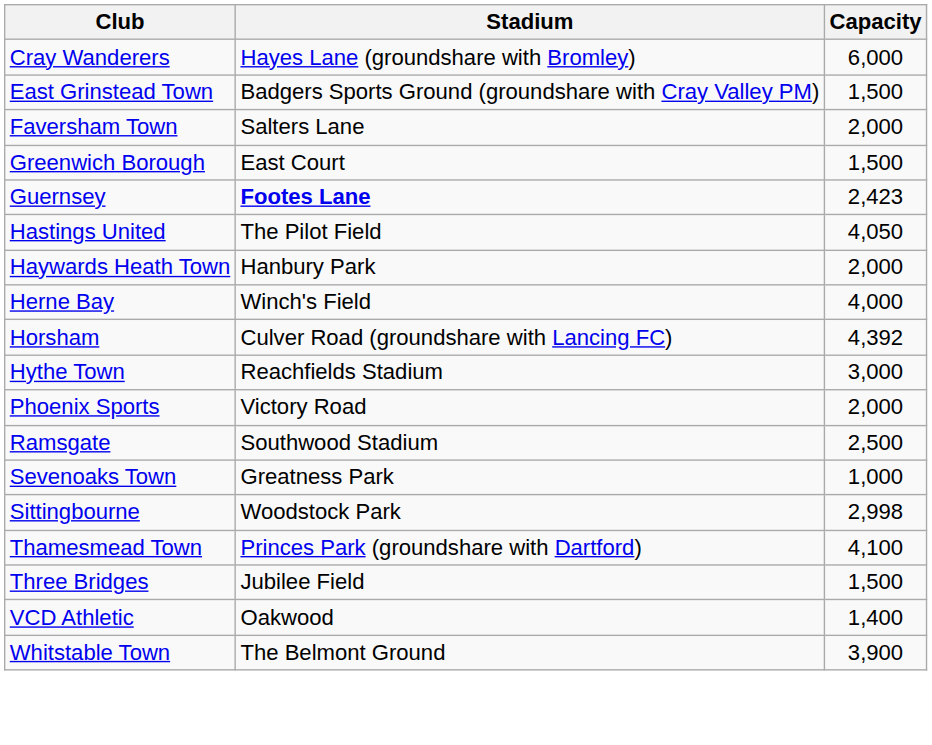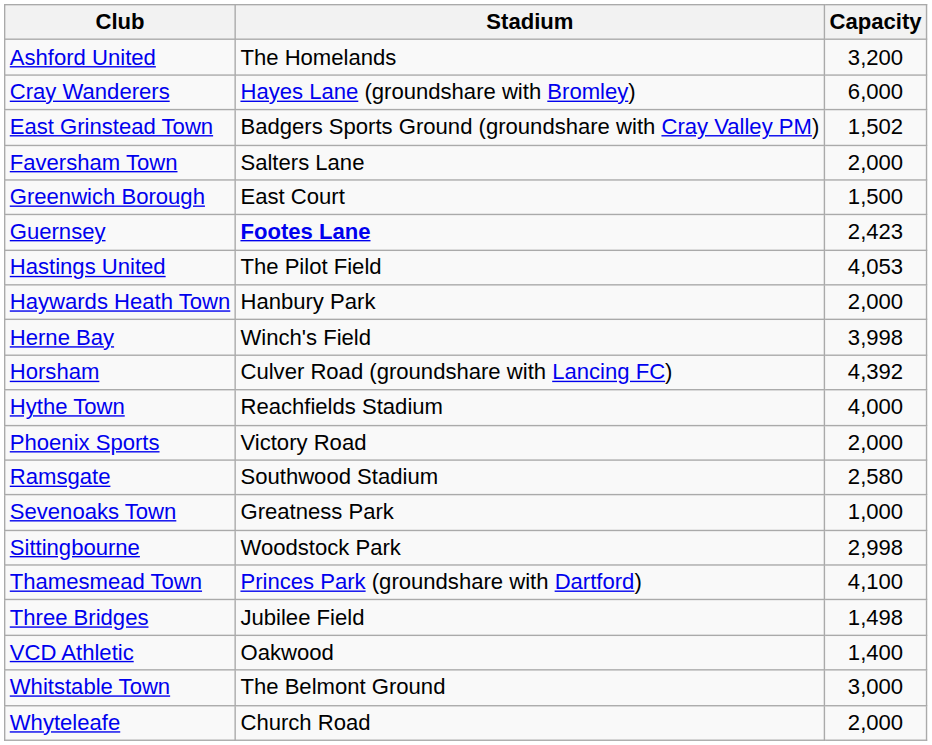+ row: (83, 57)
(876, 92) 1,500 -> (876, 127) 1,502
(876, 232) 4,050 -> (876, 267) 4,053
(876, 302) 4,000 -> (876, 337) 3,998
(876, 372) 3,000 -> (876, 407) 4,000
(876, 442) 2,500 -> (876, 477) 2,580
(876, 582) 1,500 -> (876, 617) 1,498
(876, 652) 3,900 -> (876, 687) 3,000
+ row: (65, 722)
